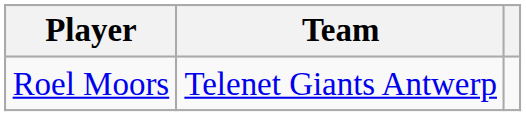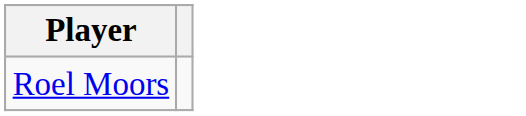- column: (341, 30)
